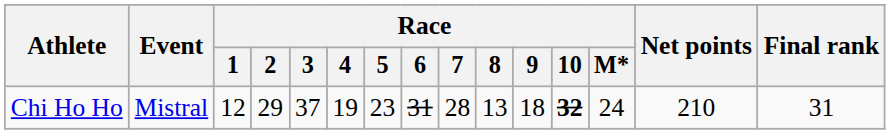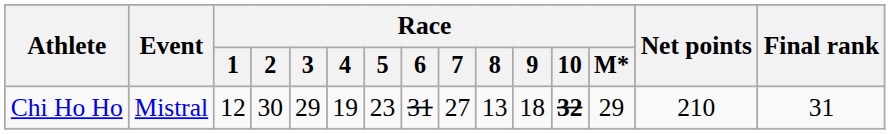(270, 107) 29 -> (270, 107) 30
(308, 107) 37 -> (308, 107) 29
(457, 107) 28 -> (457, 107) 27
(612, 107) 24 -> (612, 107) 29
